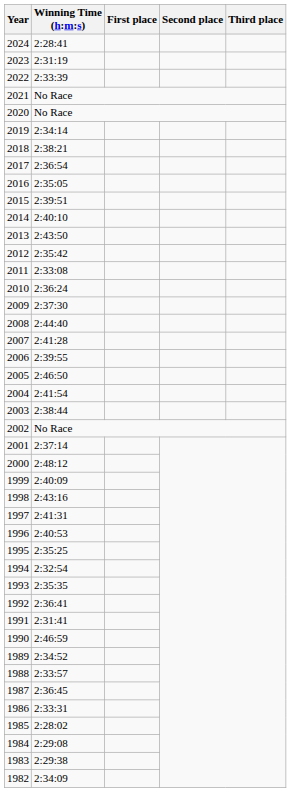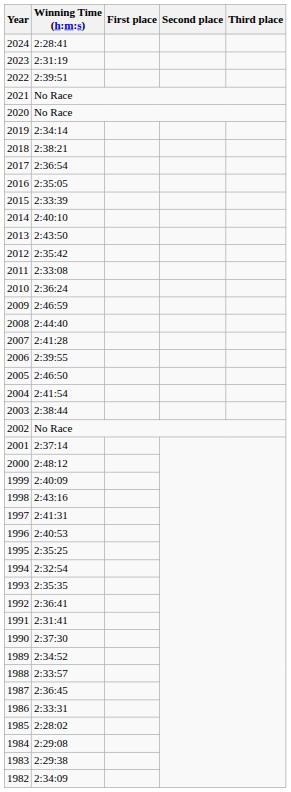(51, 78) 2:33:39 -> (51, 78) 2:39:51
(51, 200) 2:39:51 -> (51, 200) 2:33:39
(51, 305) 2:37:30 -> (51, 305) 2:46:59
(51, 638) 2:46:59 -> (51, 638) 2:37:30
